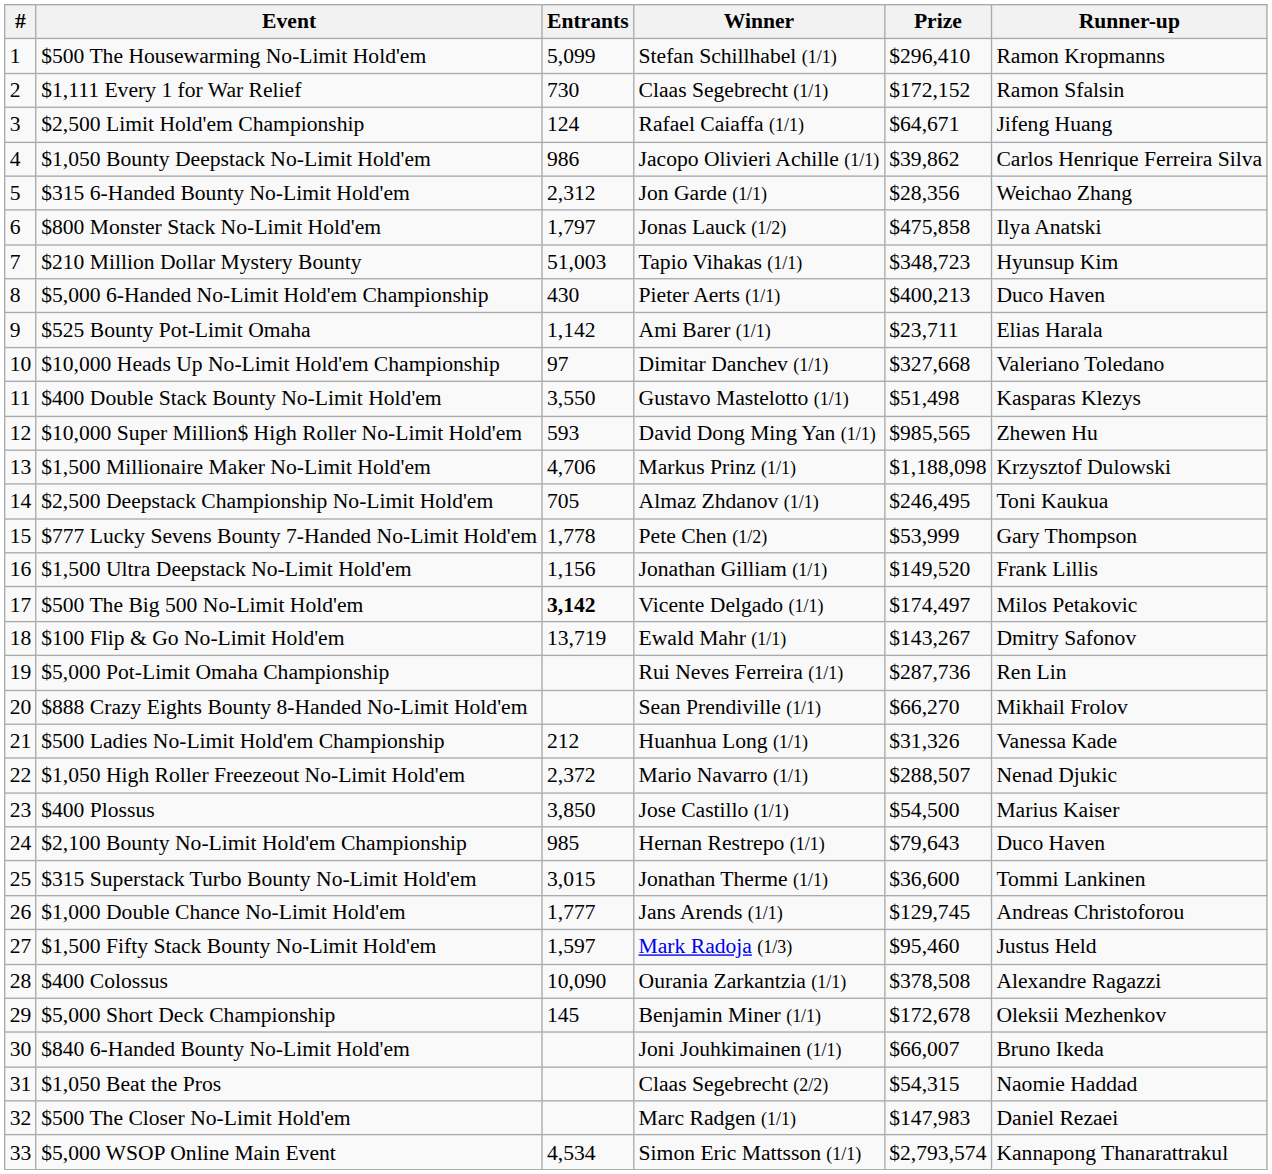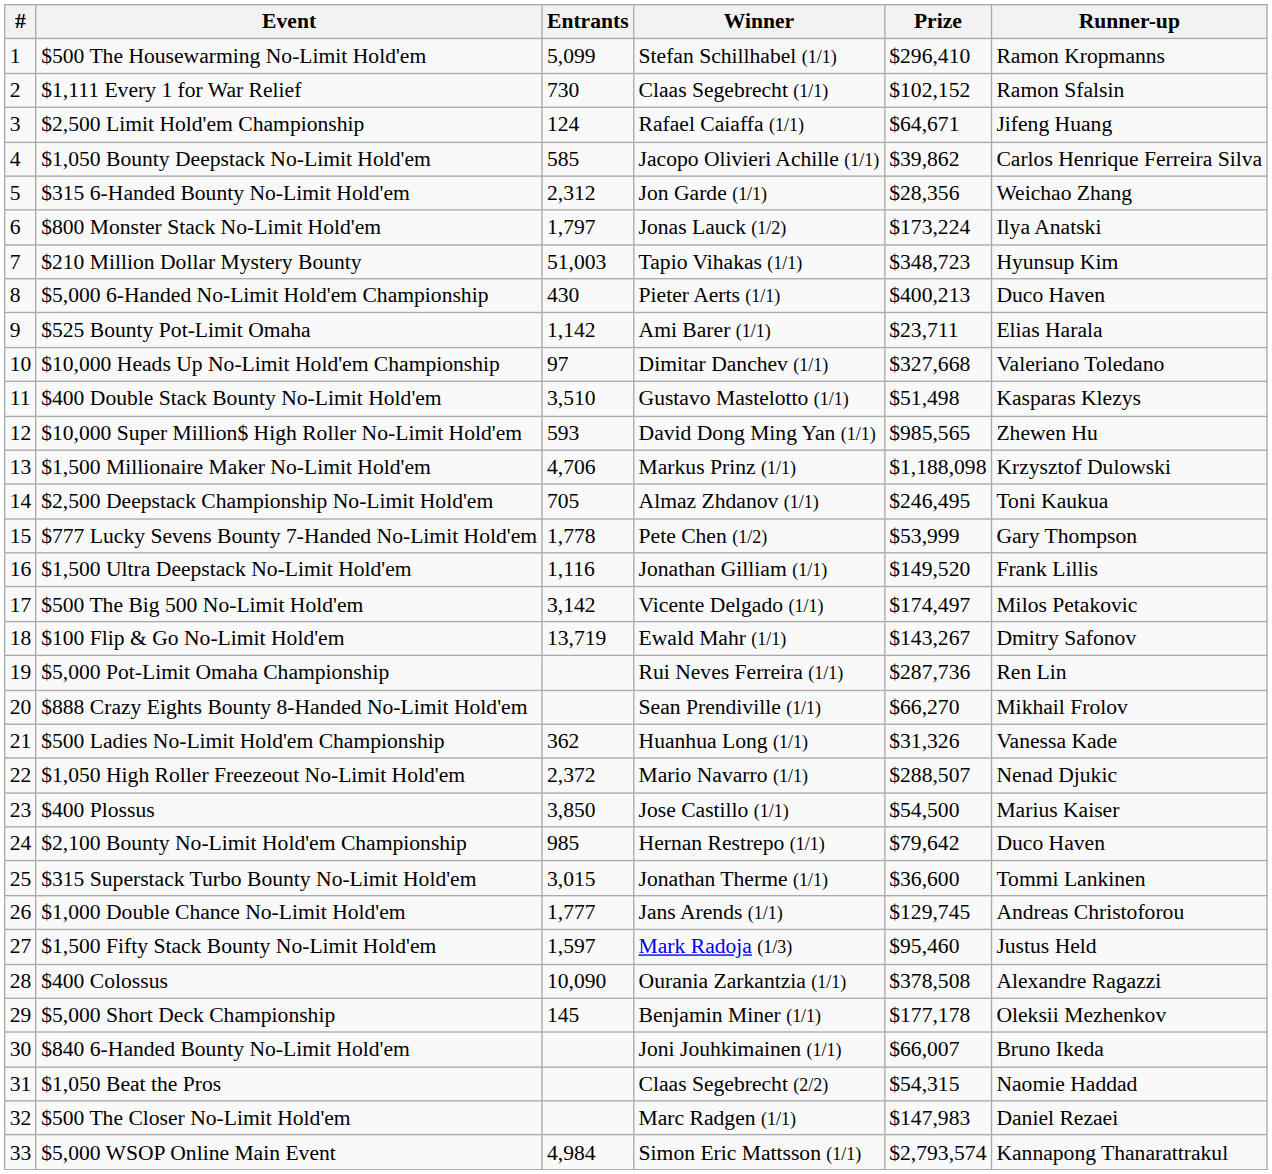(930, 90) $172,152 -> (930, 90) $102,152
(563, 158) 986 -> (563, 158) 585
(930, 227) $475,858 -> (930, 227) $173,224
(571, 398) 3,550 -> (571, 398) 3,510
(571, 569) 1,156 -> (571, 569) 1,116
(571, 603) bold -> (571, 603) normal
(563, 741) 212 -> (563, 741) 362
(924, 843) $79,643 -> (924, 843) $79,642
(930, 1015) $172,678 -> (930, 1015) $177,178
(571, 1152) 4,534 -> (571, 1152) 4,984
